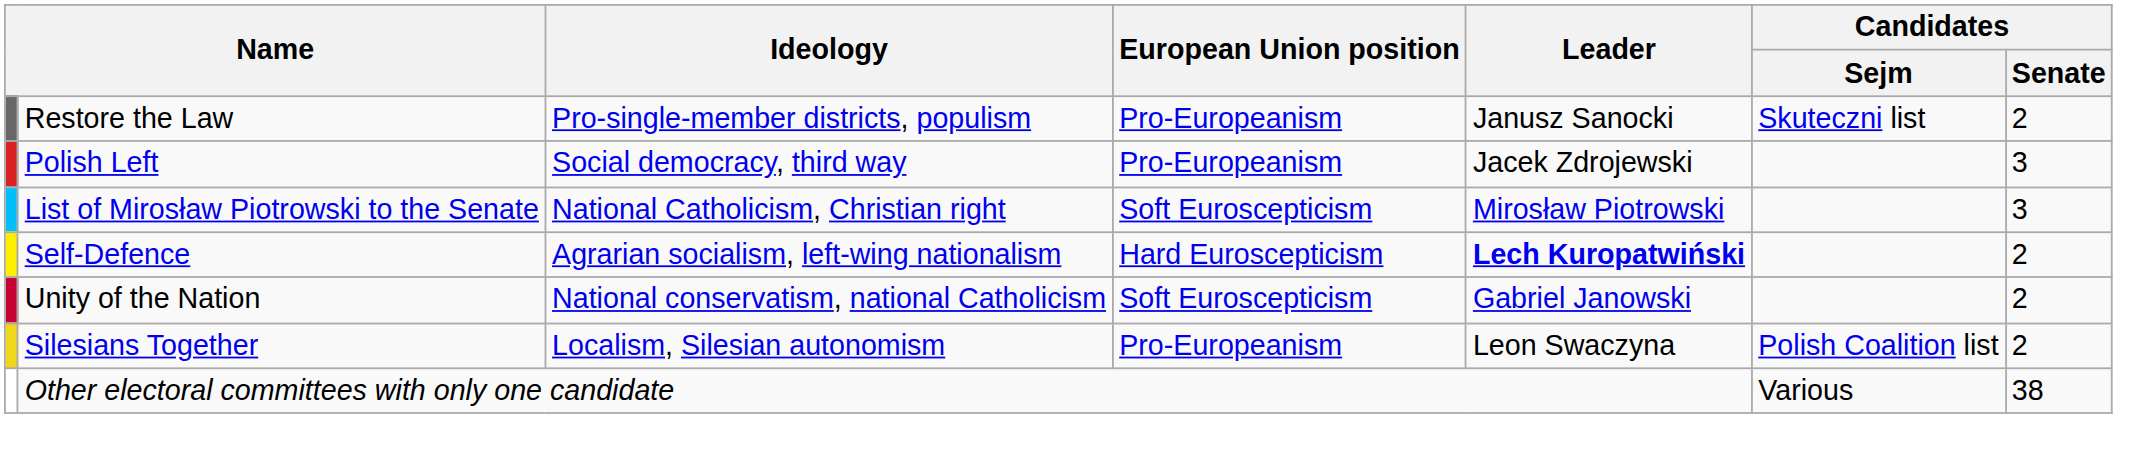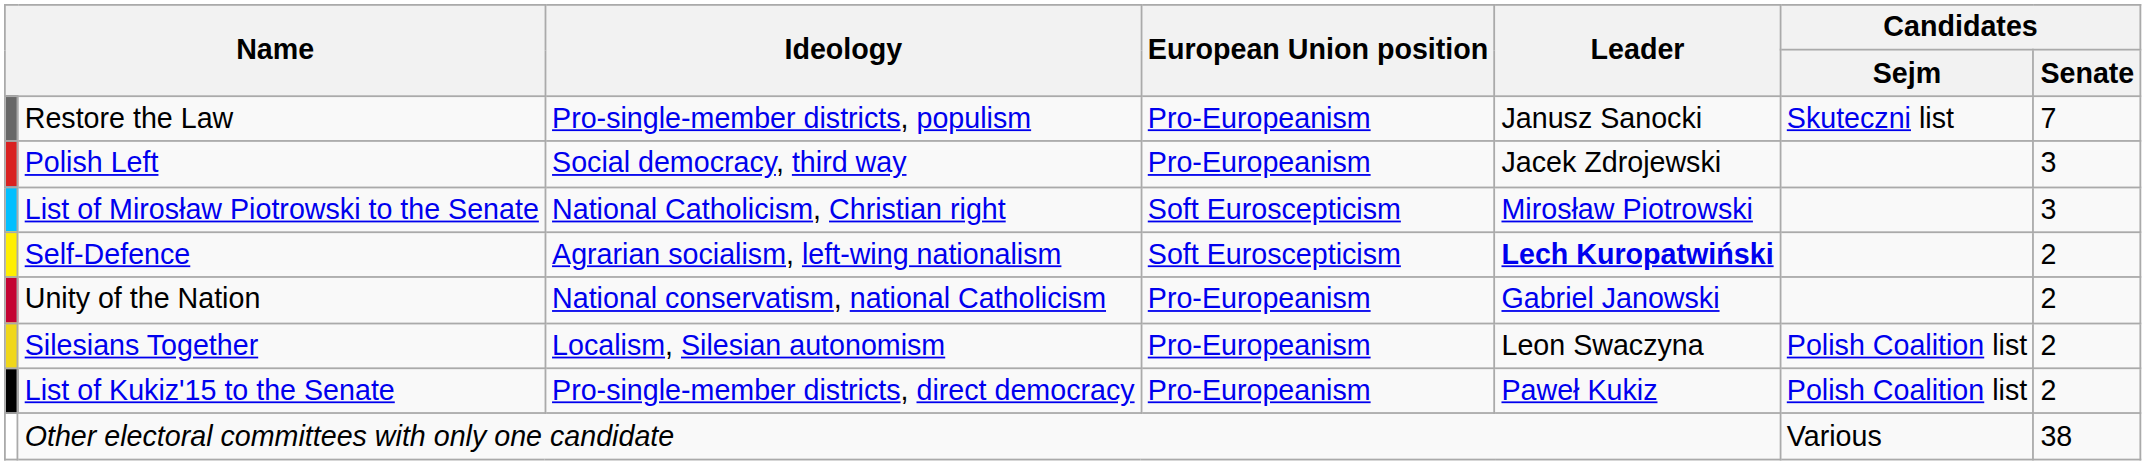(2020, 118) 2 -> (2048, 118) 7
(1251, 254) Hard Euroscepticism -> (1274, 254) Soft Euroscepticism
(1246, 299) Soft Euroscepticism -> (1259, 299) Pro-Europeanism
+ row: (210, 390)
